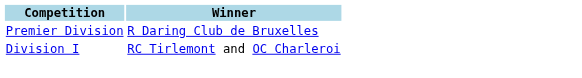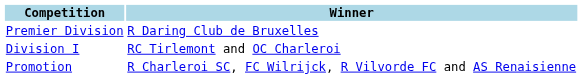+ row: (39, 66)
